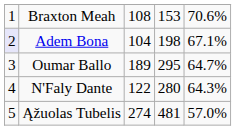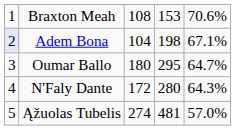(139, 64) 189 -> (139, 64) 180
(139, 88) 122 -> (139, 88) 172
